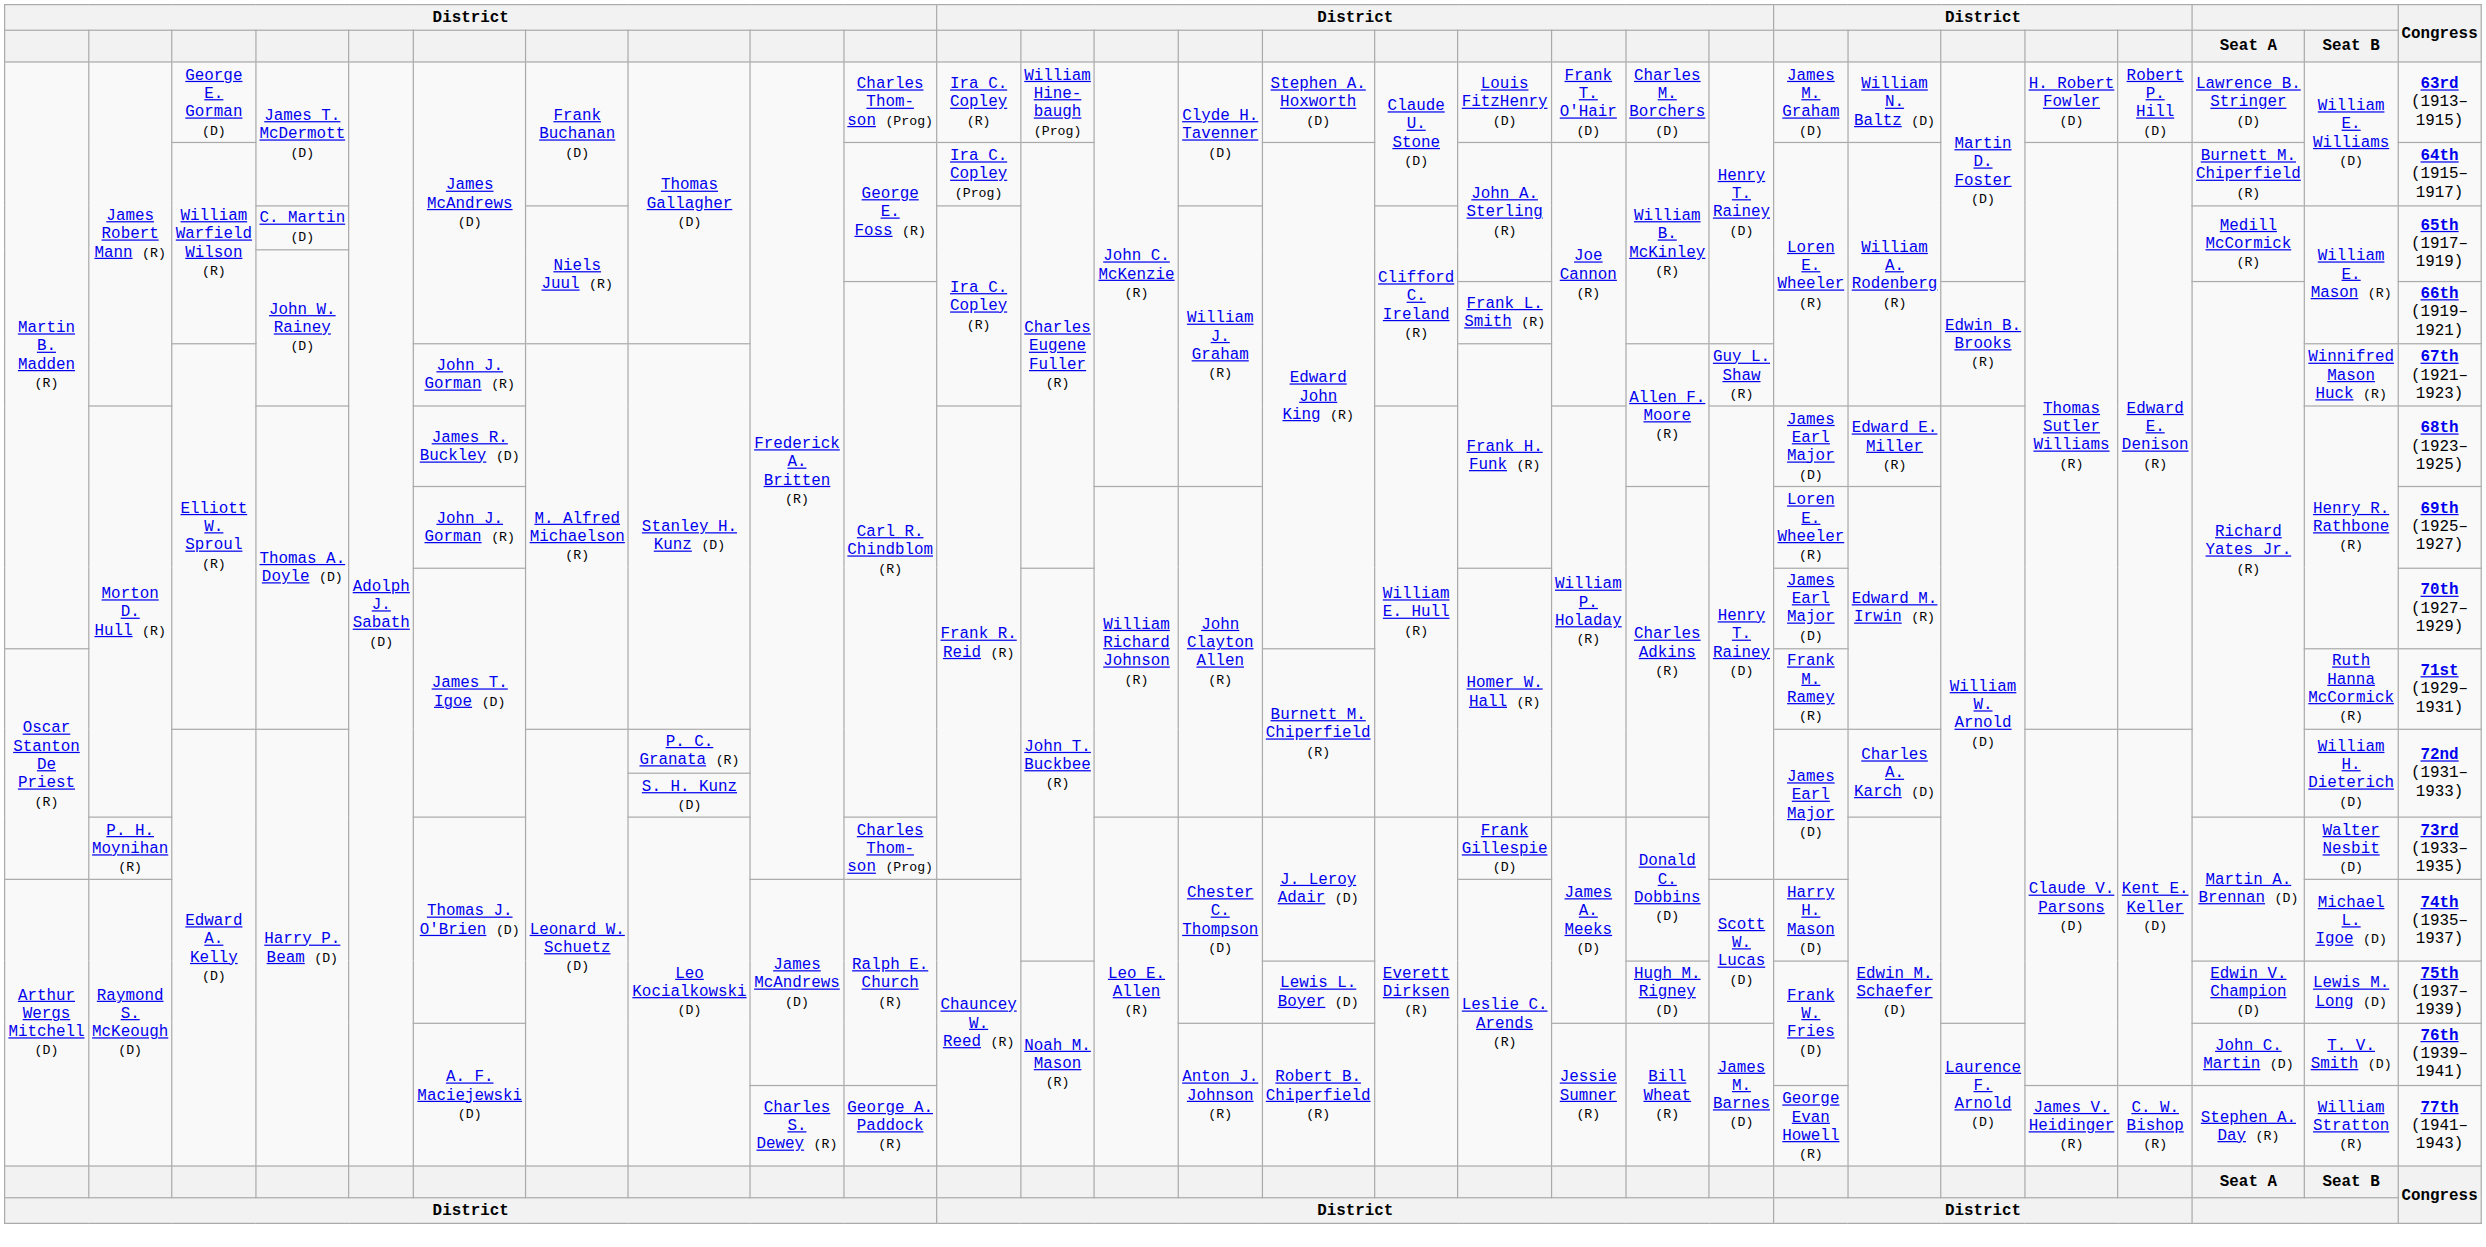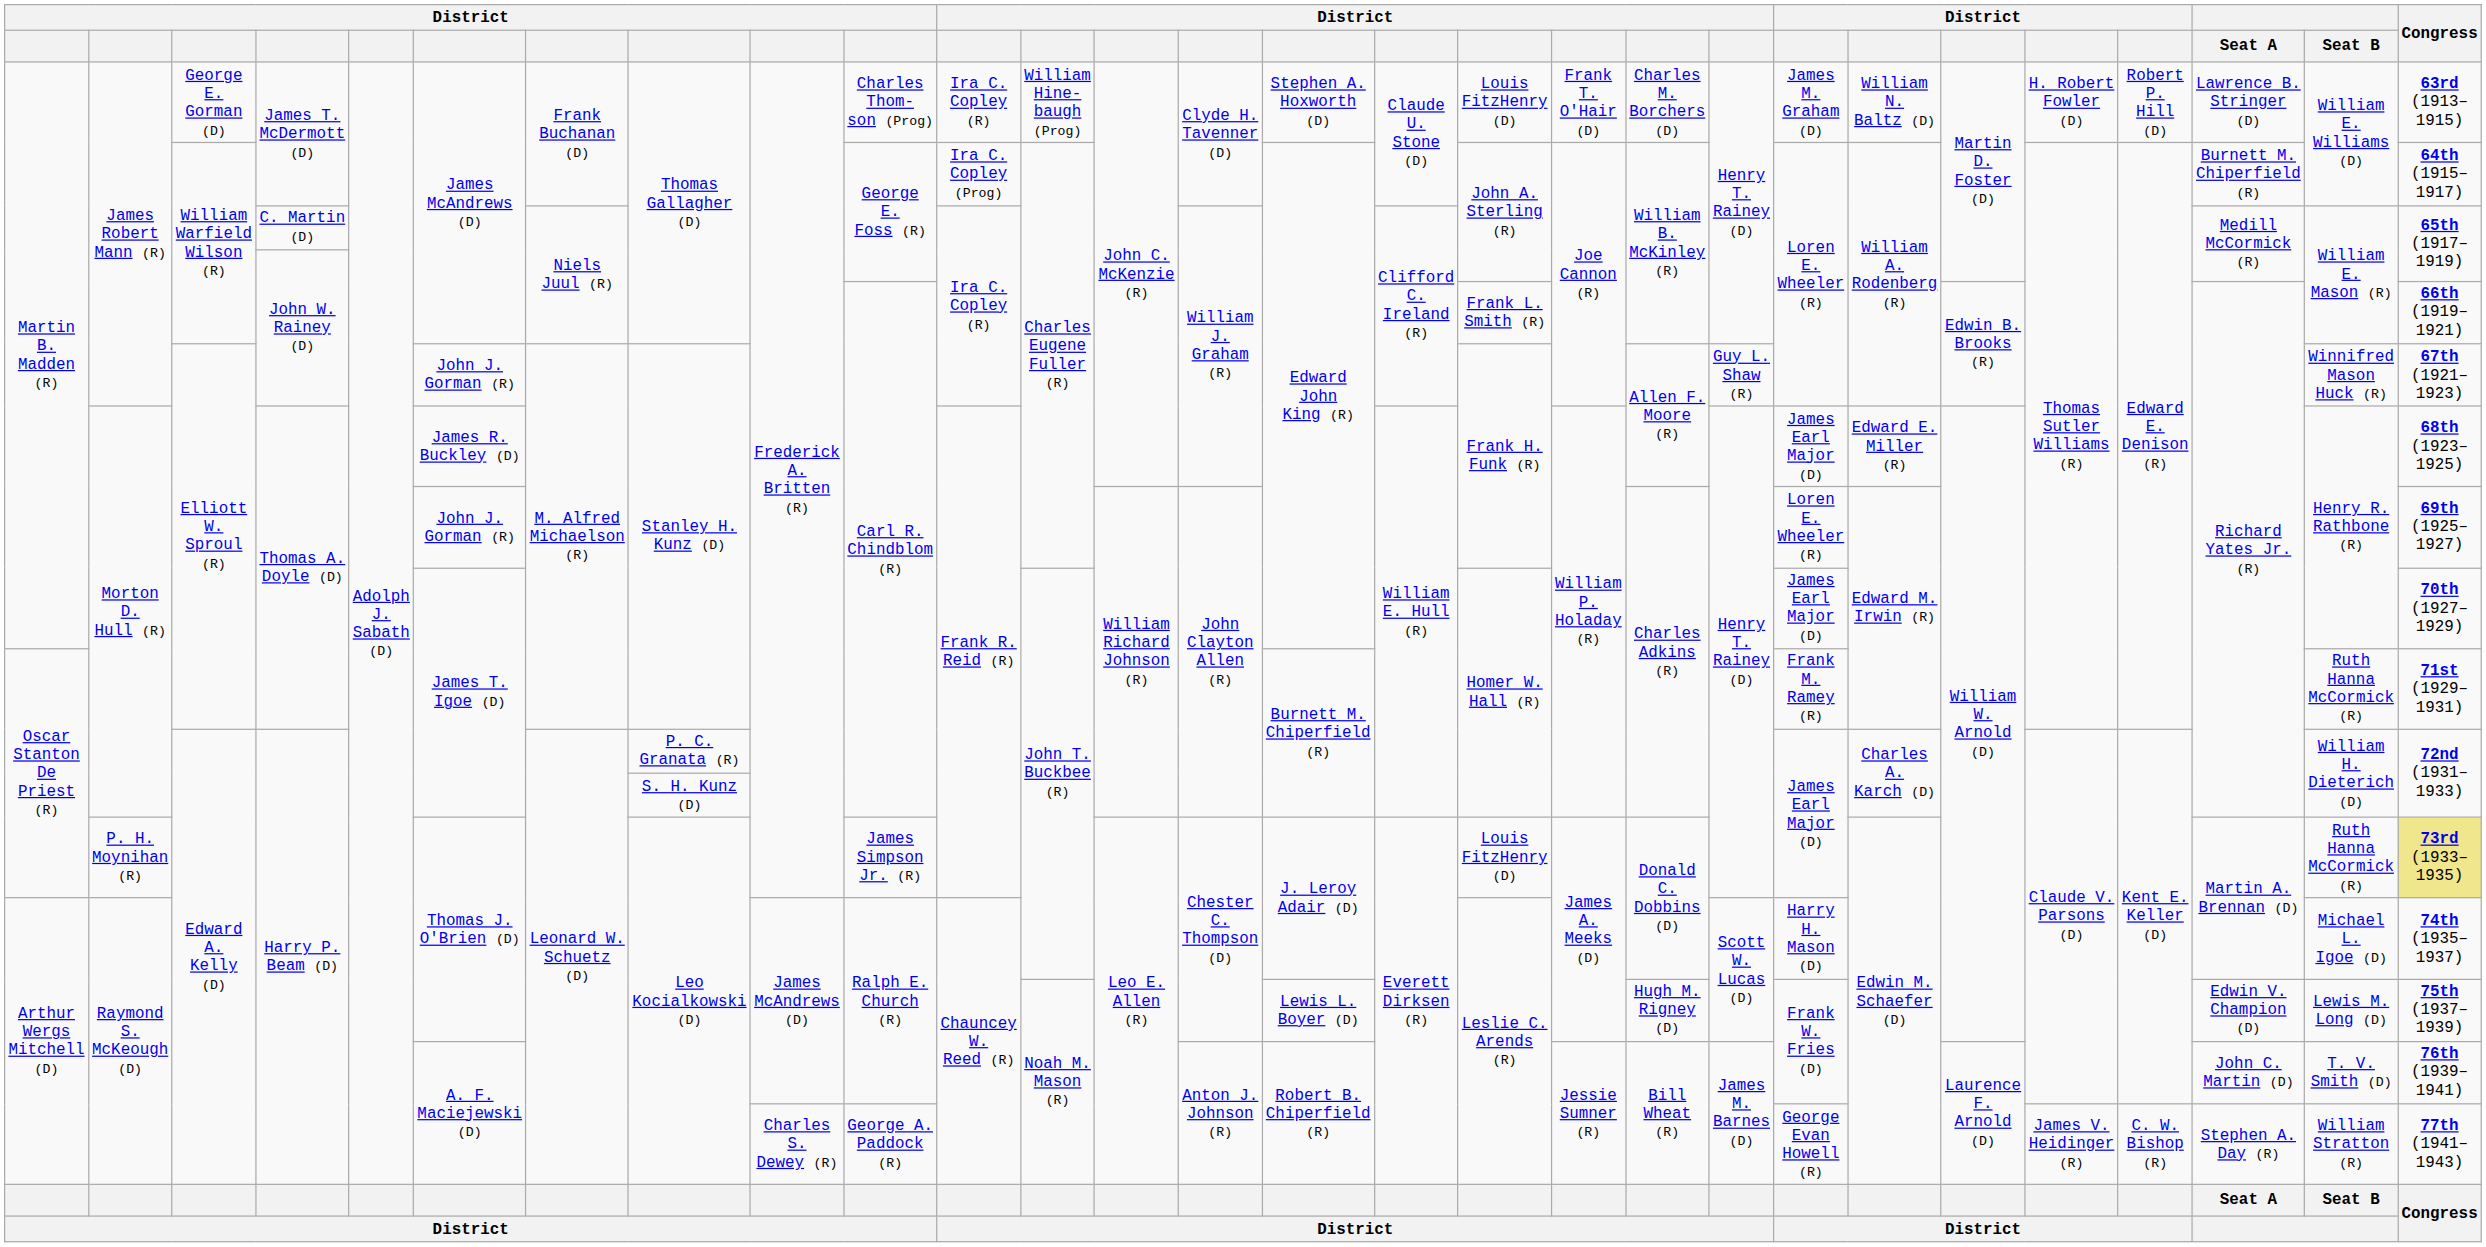(890, 849) Charles Thom- son (Prog) -> (890, 858) James Simpson Jr. (R)
(1505, 848) Frank Gillespie (D) -> (1505, 857) Louis FitzHenry (D)
(2351, 848) Walter Nesbit (D) -> (2351, 857) Ruth Hanna McCormick (R)
(2440, 849) no background -> (2440, 858) khaki background
